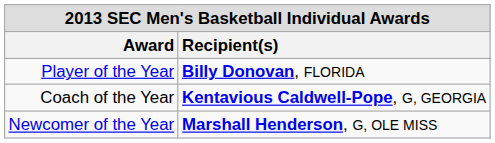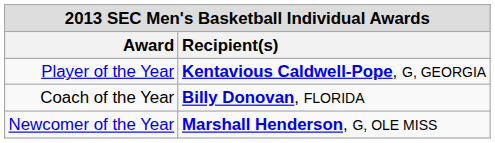(273, 72) Billy Donovan, FLORIDA -> (334, 72) Kentavious Caldwell-Pope, G, GEORGIA
(334, 98) Kentavious Caldwell-Pope, G, GEORGIA -> (273, 98) Billy Donovan, FLORIDA
